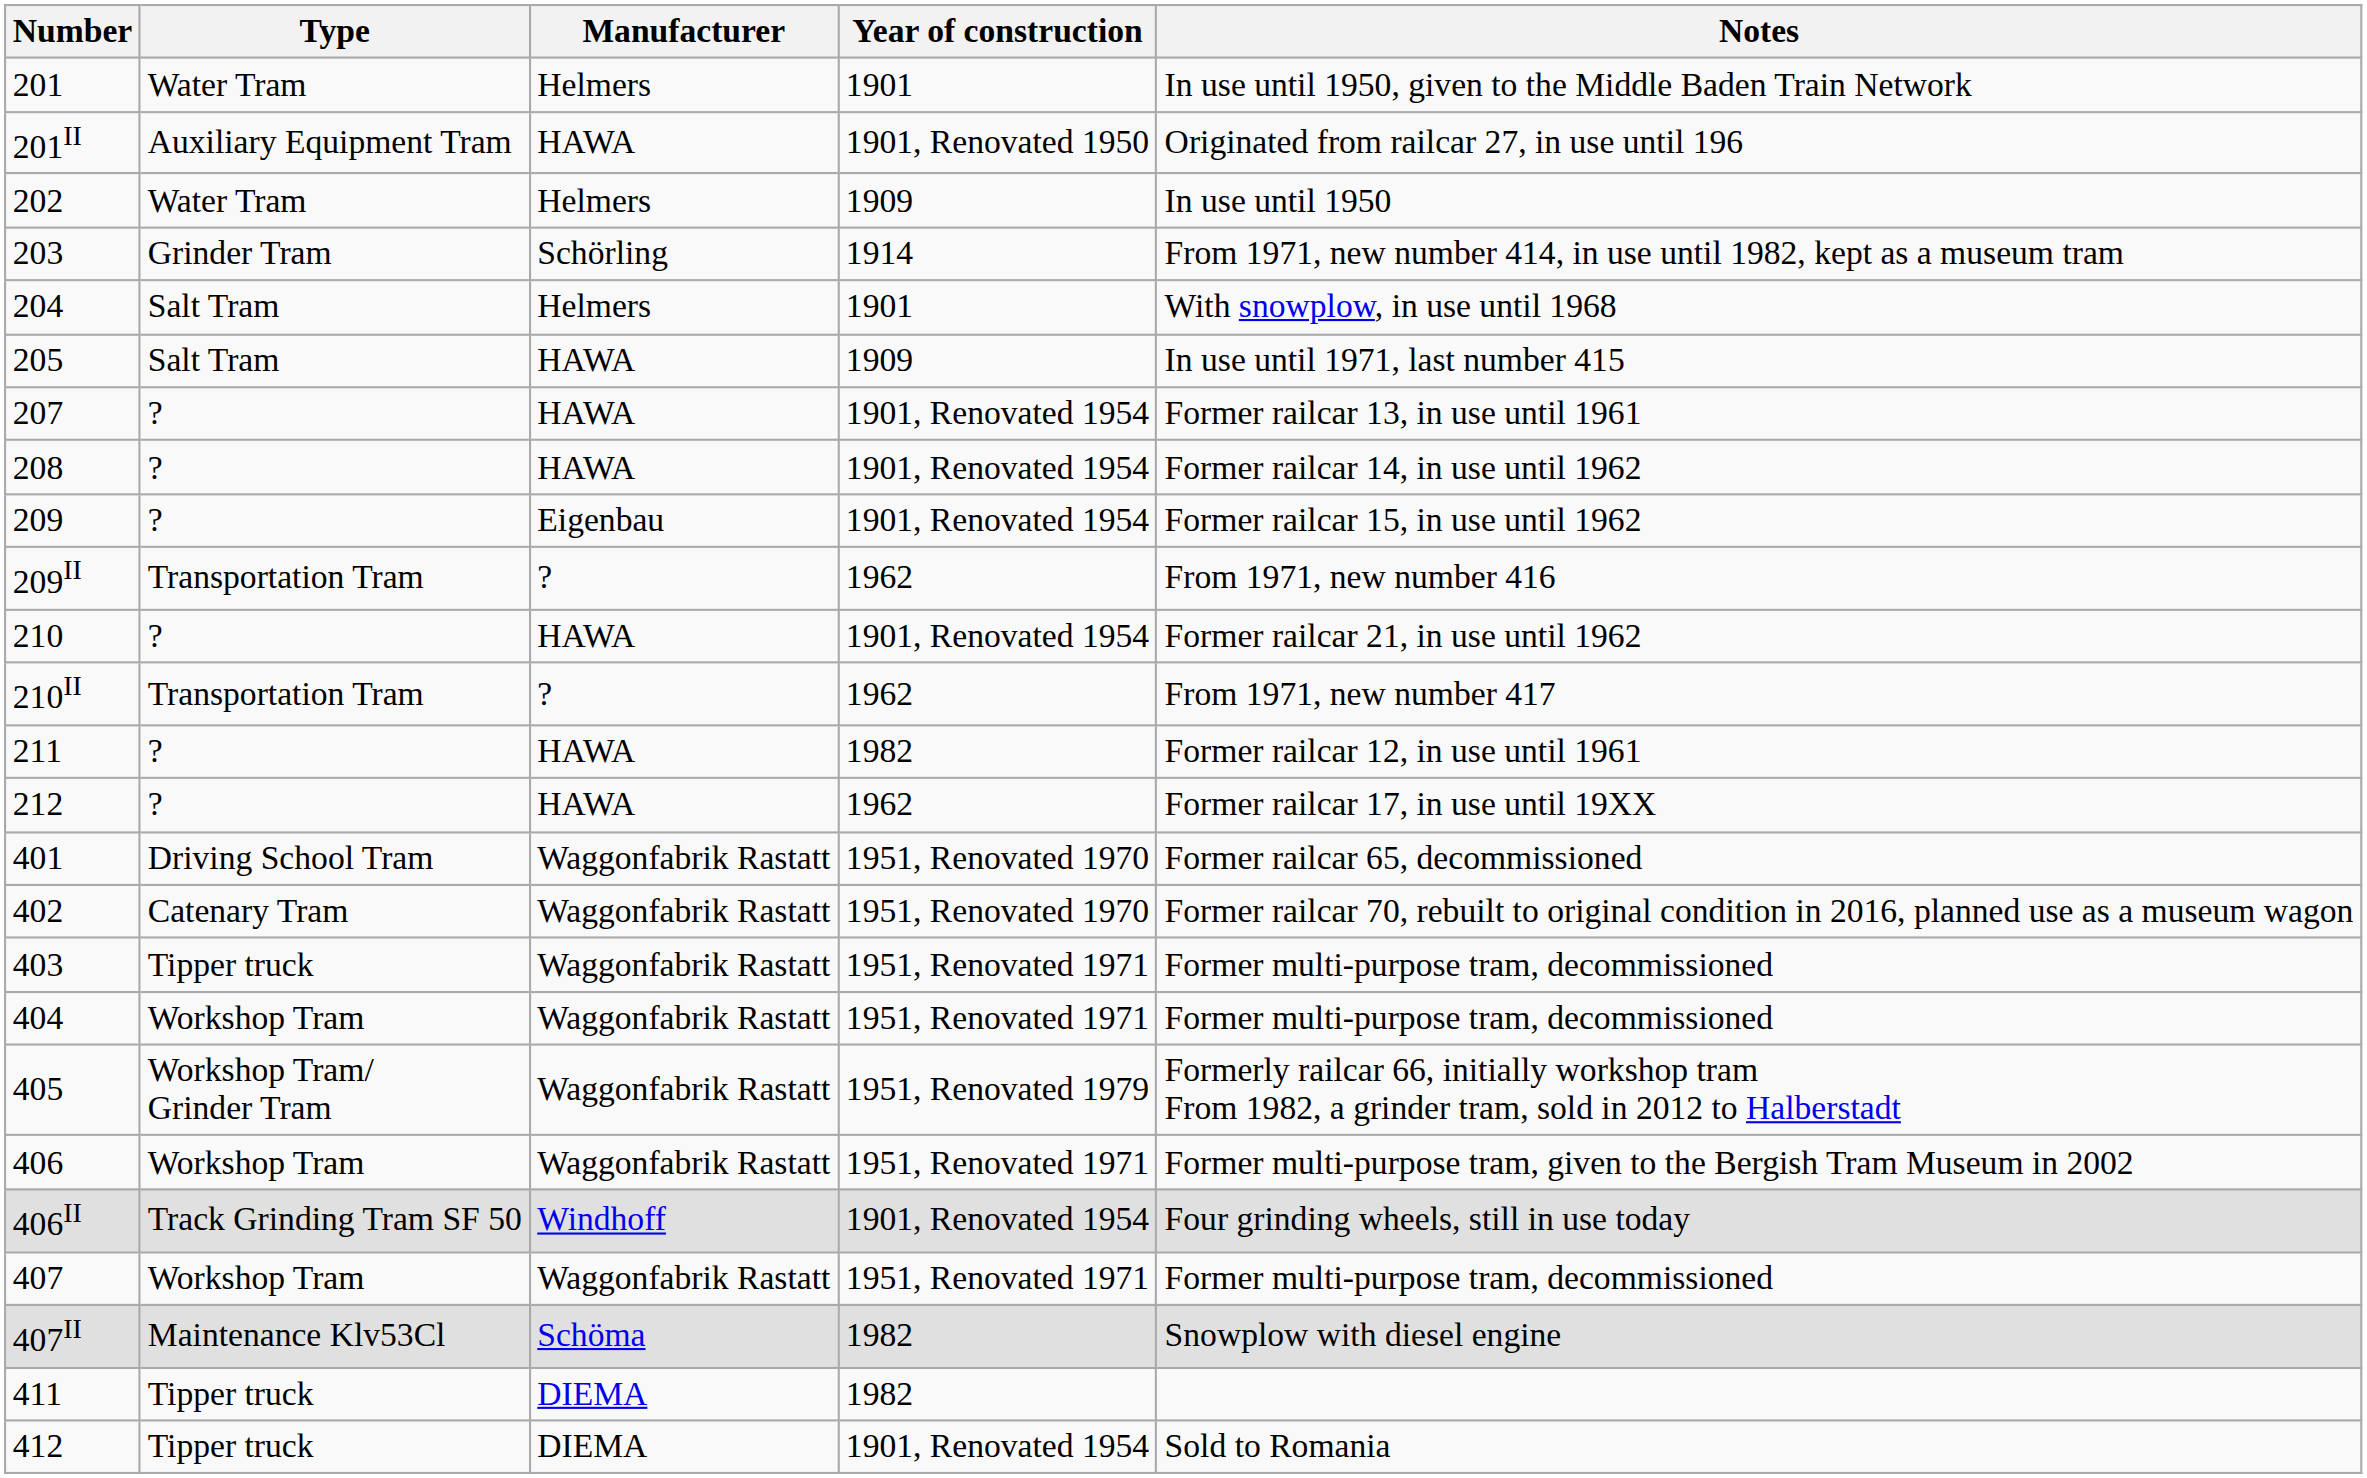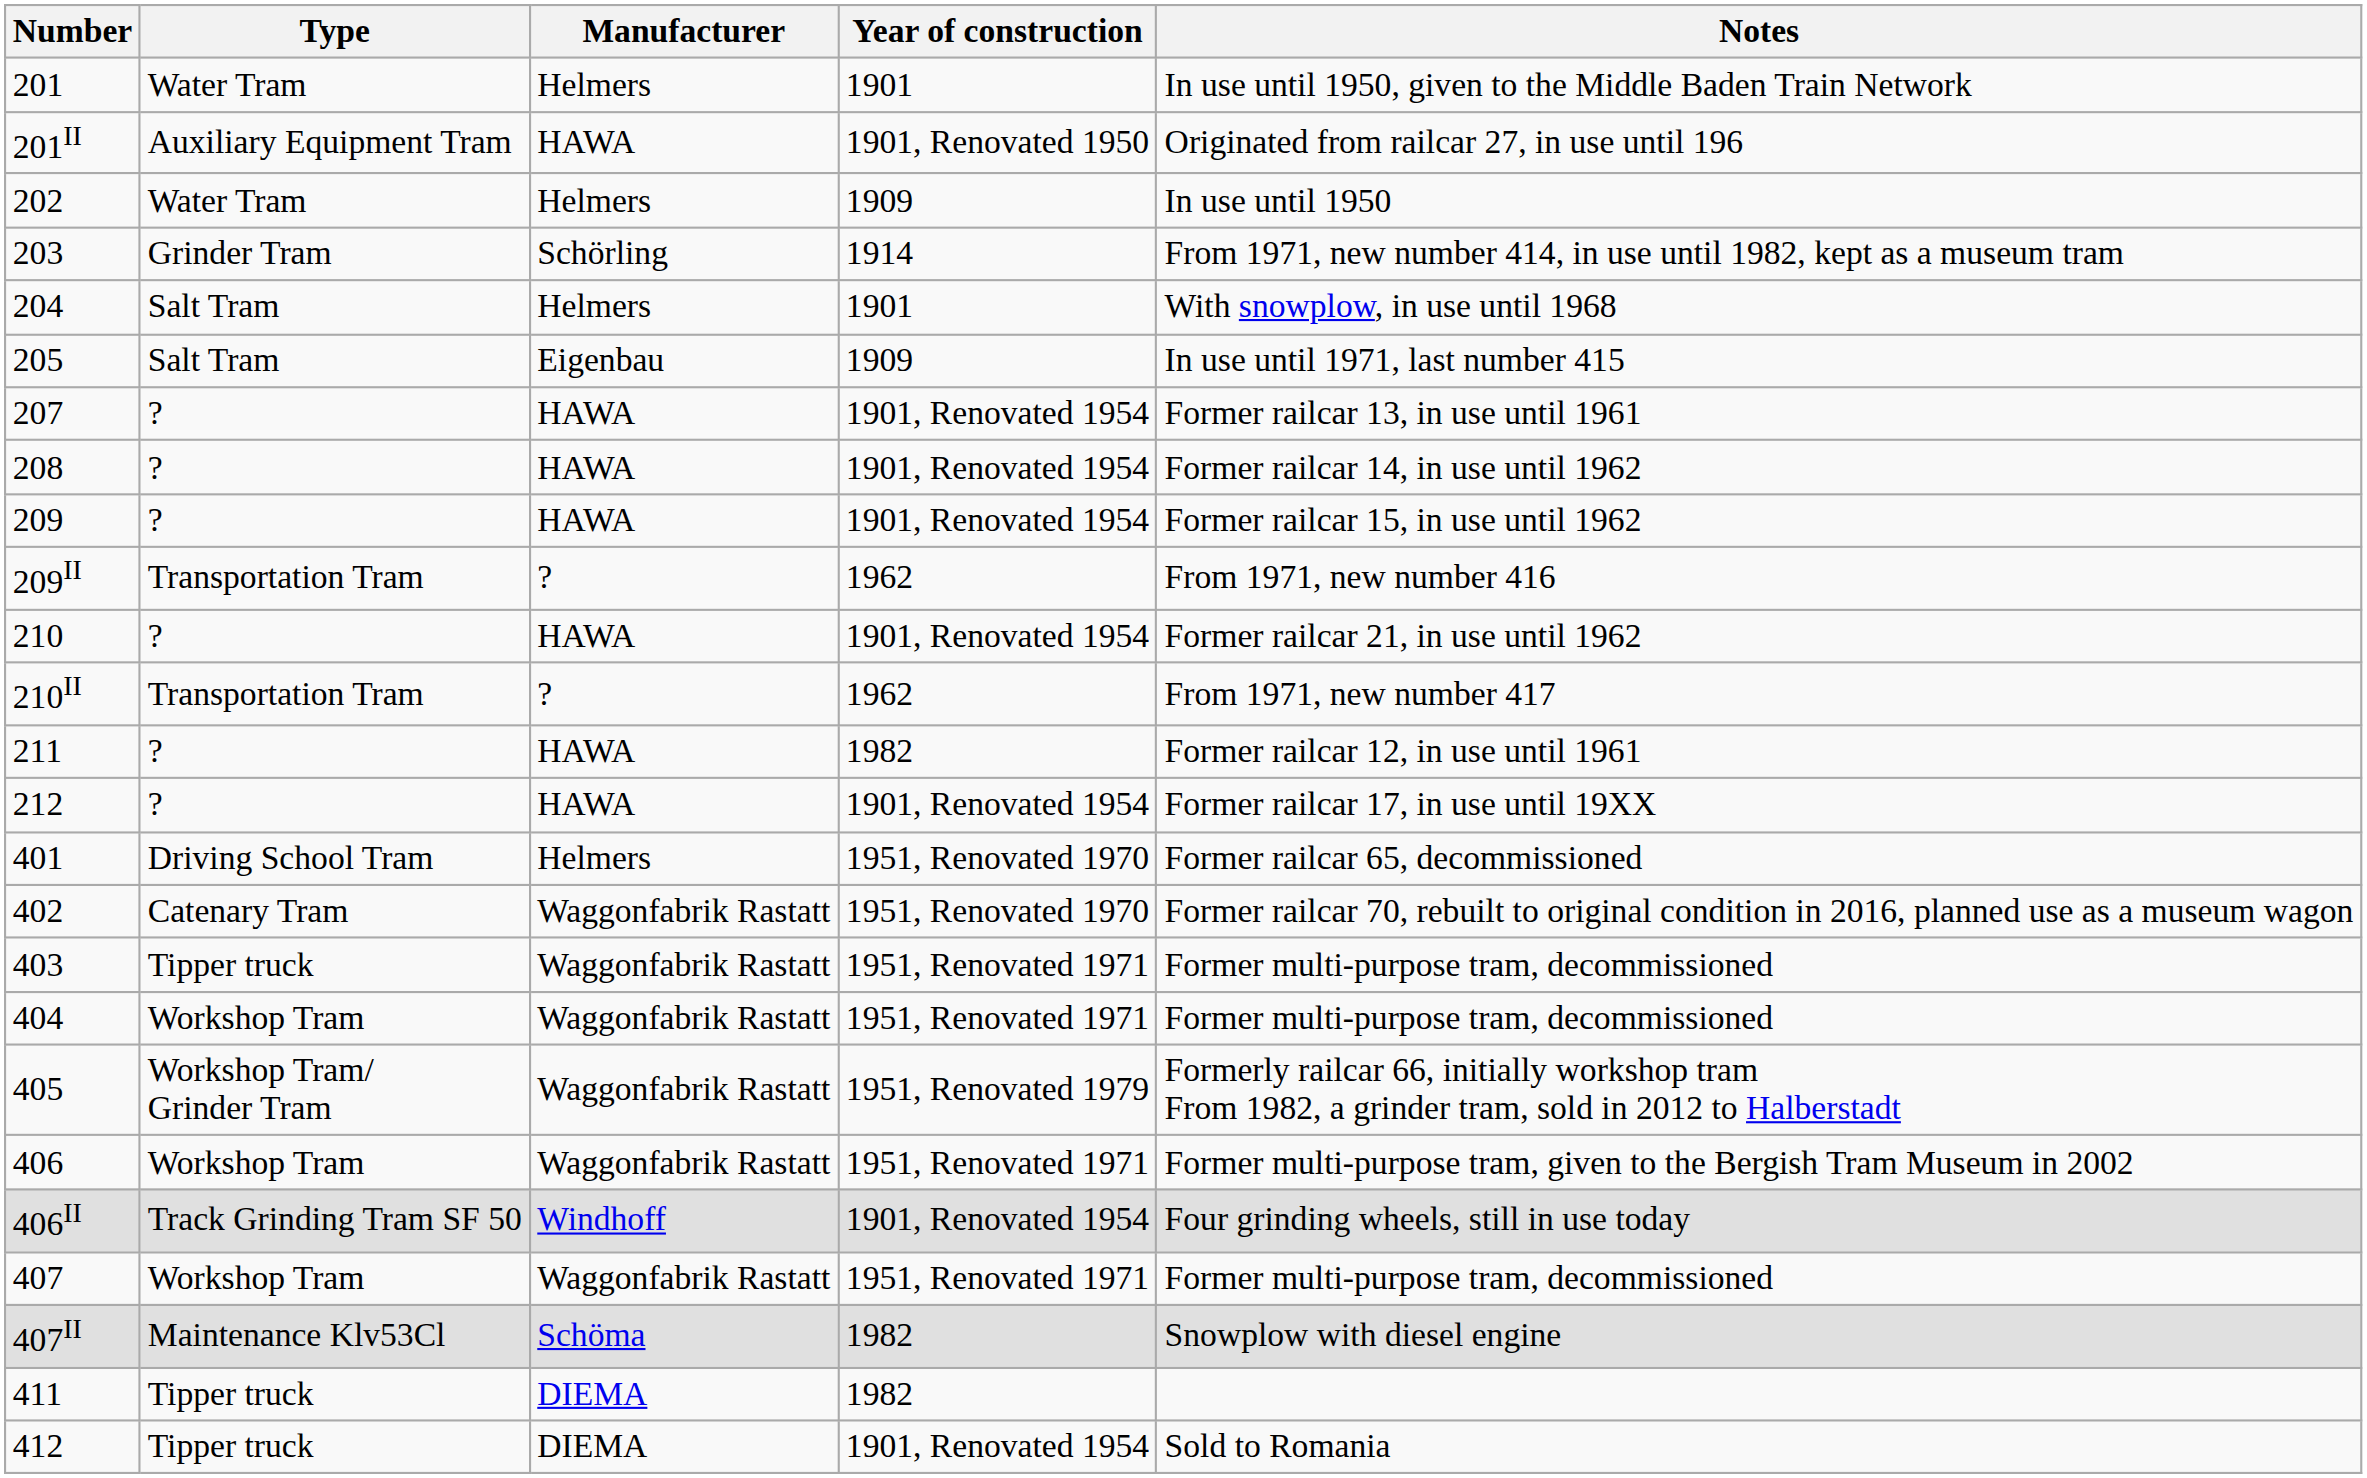(586, 359) HAWA -> (601, 359) Eigenbau
(601, 519) Eigenbau -> (586, 519) HAWA
(879, 804) 1962 -> (997, 804) 1901, Renovated 1954
(684, 857) Waggonfabrik Rastatt -> (594, 857) Helmers
